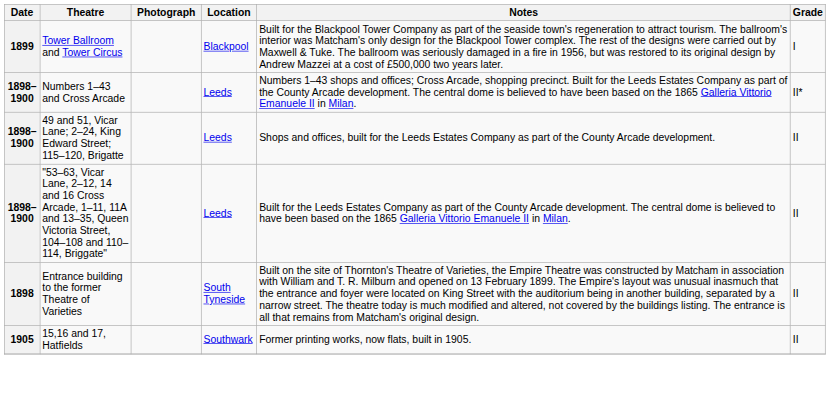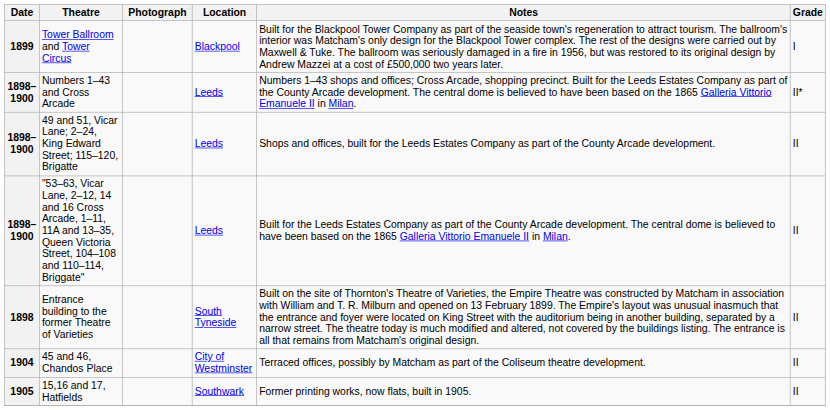+ row: (77, 363)
